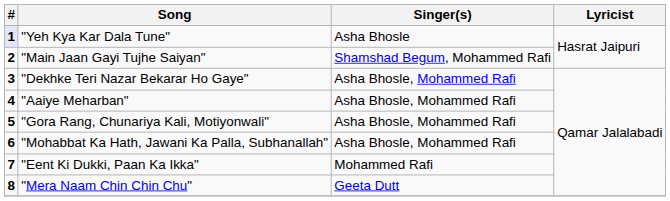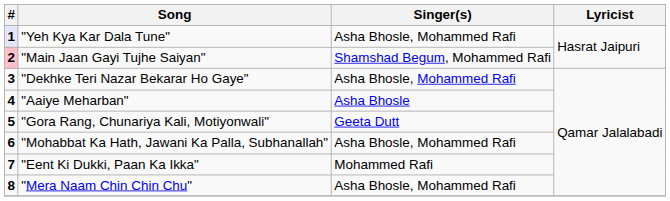(372, 36) Asha Bhosle -> (425, 36) Asha Bhosle, Mohammed Rafi
(11, 57) no background -> (11, 57) pink background
(425, 100) Asha Bhosle, Mohammed Rafi -> (372, 100) Asha Bhosle
(425, 121) Asha Bhosle, Mohammed Rafi -> (367, 121) Geeta Dutt
(367, 185) Geeta Dutt -> (425, 185) Asha Bhosle, Mohammed Rafi
